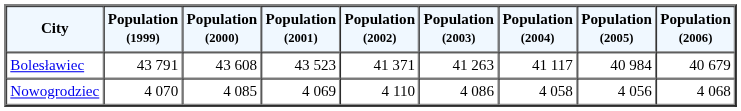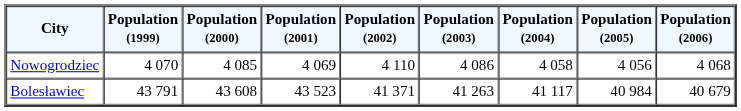rows swapped: (47, 64) <-> (55, 91)
